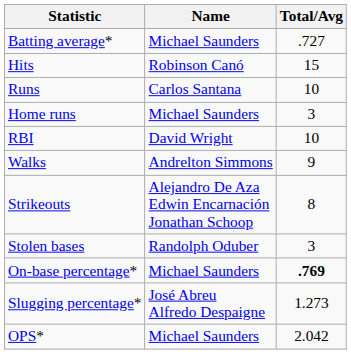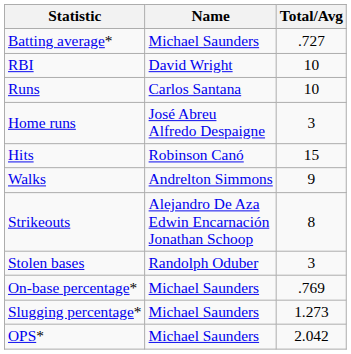rows swapped: (21, 65) <-> (21, 138)
(204, 114) Michael Saunders -> (207, 122) José Abreu Alfredo Despaigne
(311, 270) bold -> (311, 287) normal
(207, 303) José Abreu Alfredo Despaigne -> (204, 312) Michael Saunders
